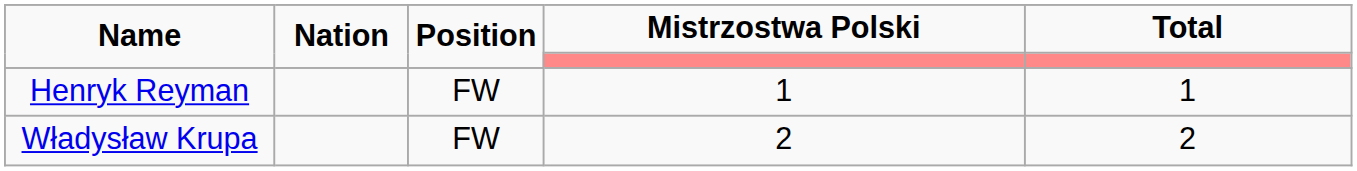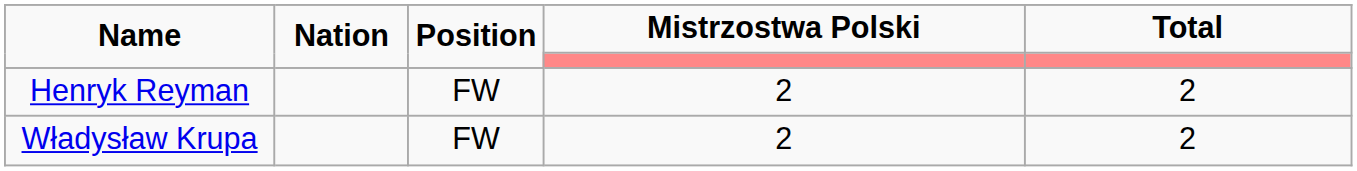(784, 91) 1 -> (784, 91) 2
(1188, 91) 1 -> (1188, 91) 2
